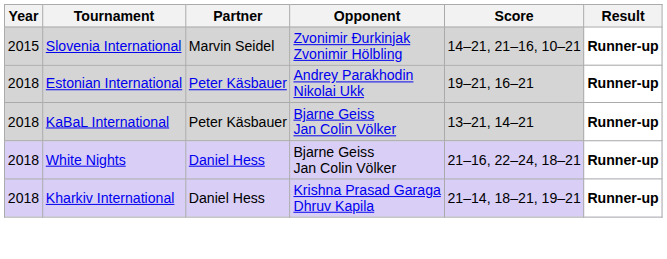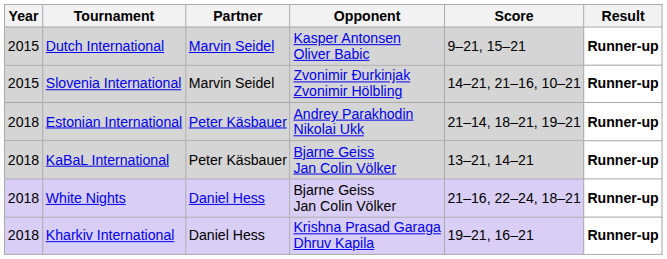+ row: (105, 46)
(491, 84) 19–21, 16–21 -> (514, 122) 21–14, 18–21, 19–21
(514, 198) 21–14, 18–21, 19–21 -> (491, 236) 19–21, 16–21
